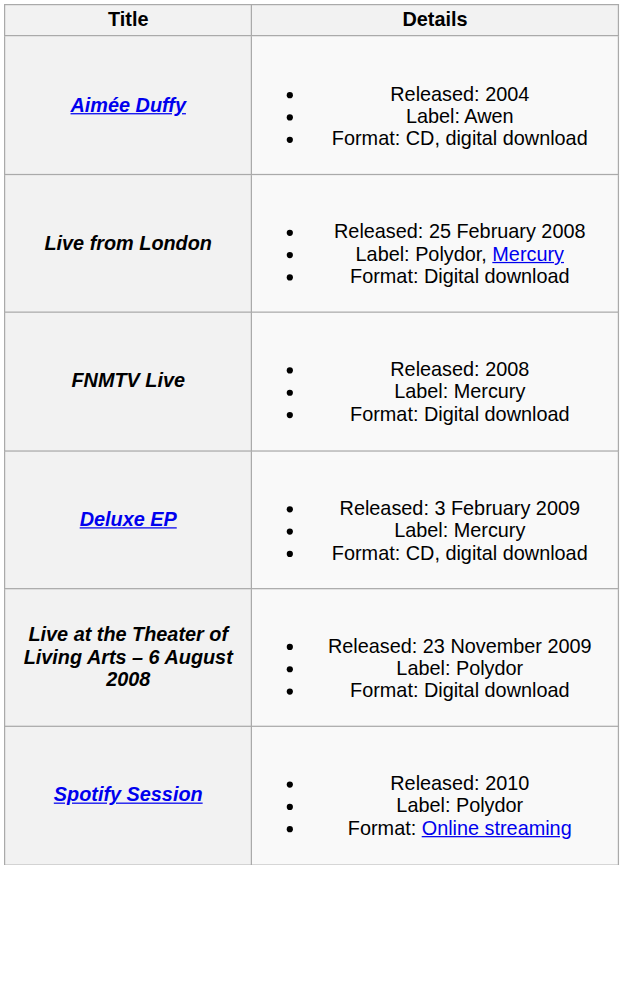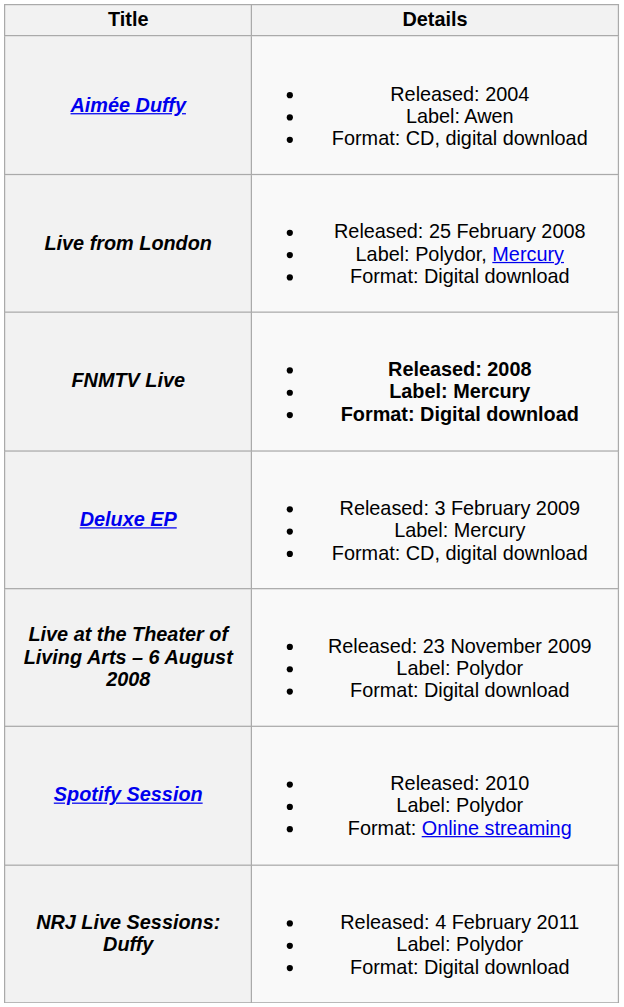(435, 393) normal -> (435, 393) bold
+ row: (128, 933)
